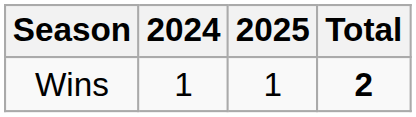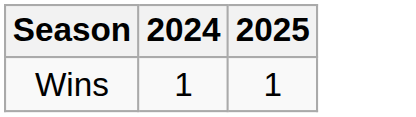- column: (364, 30)
